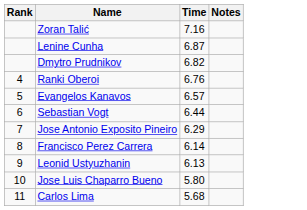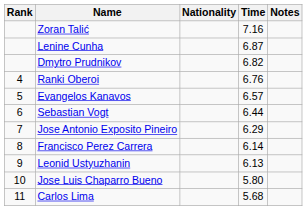+ column: (209, 12)
